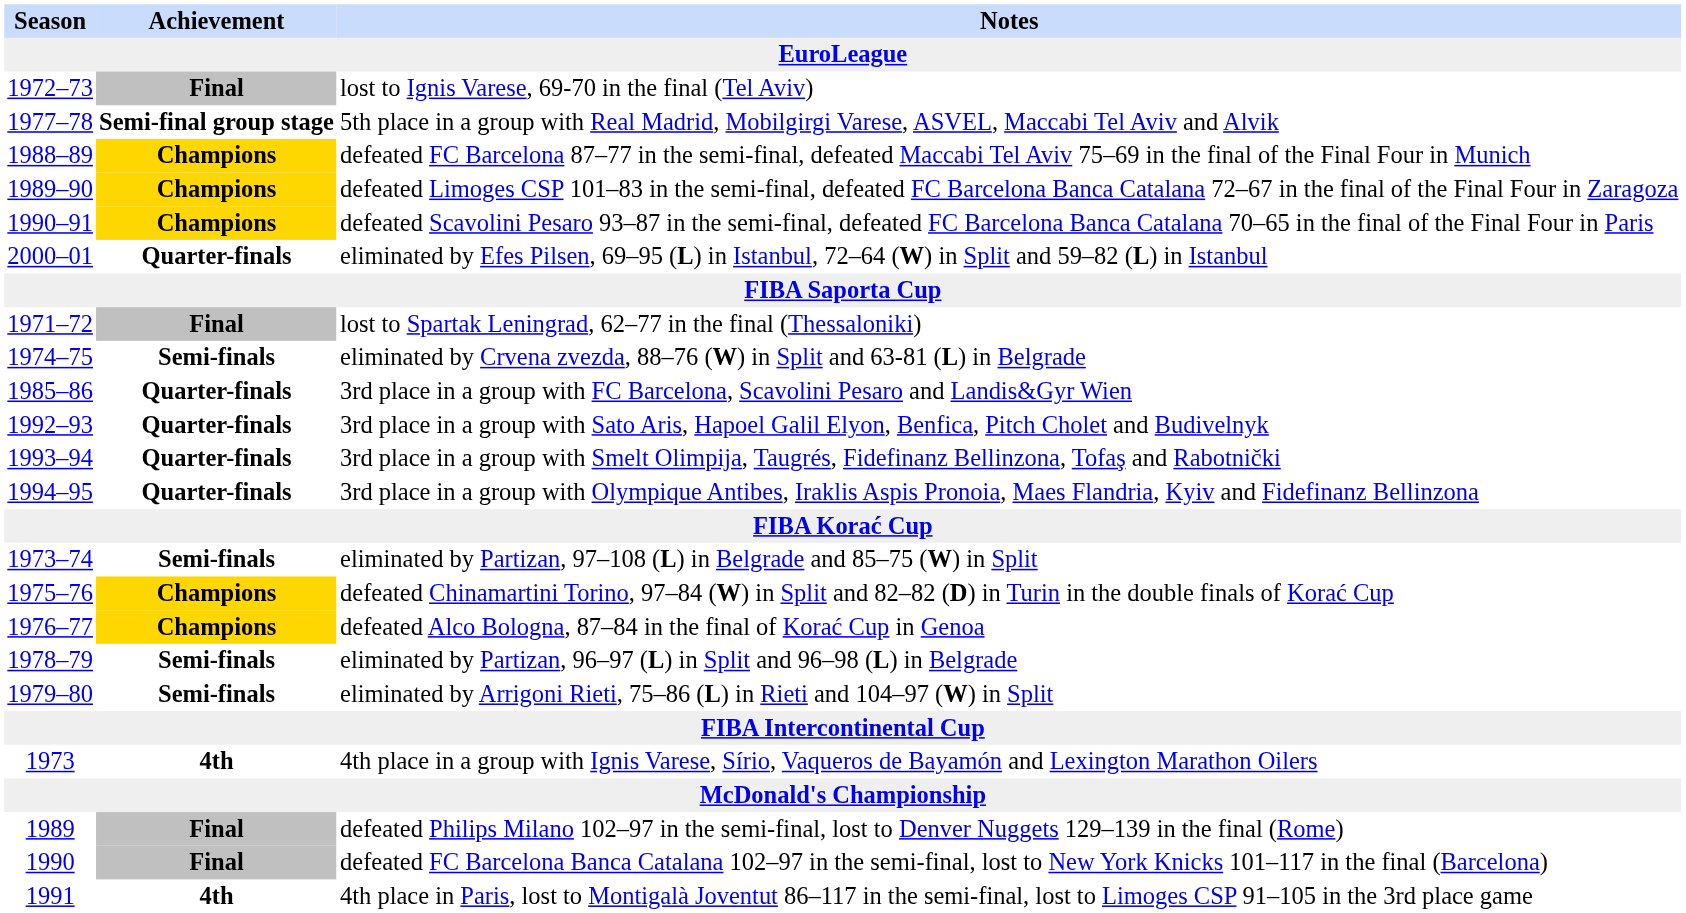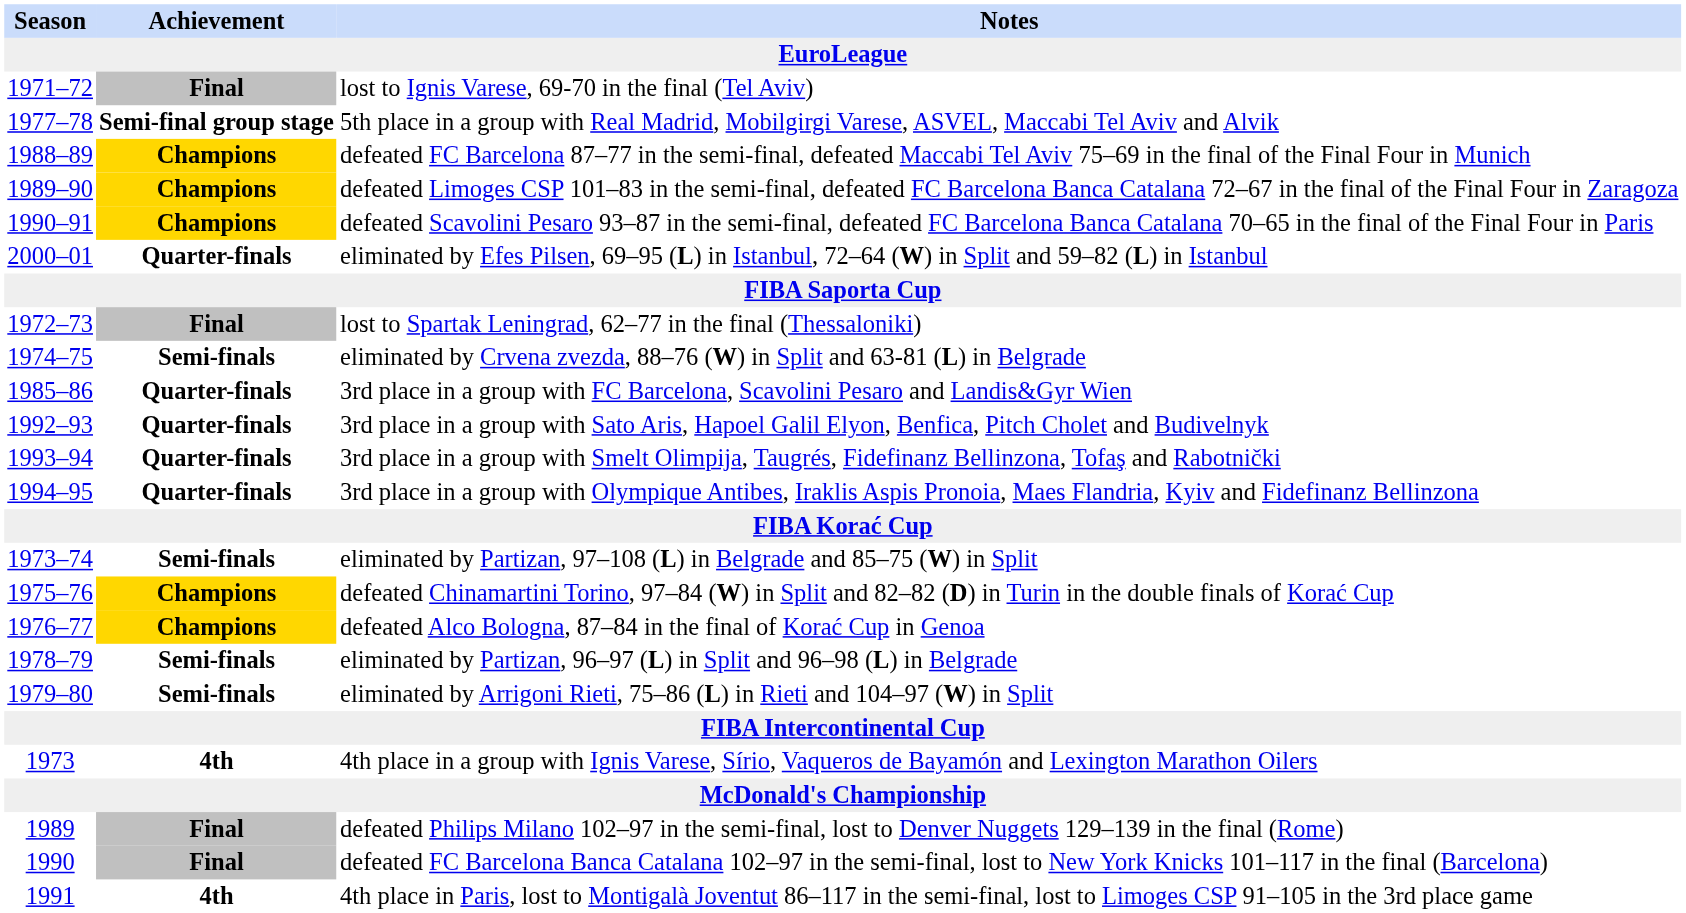(50, 88) 1972–73 -> (50, 88) 1971–72
(50, 323) 1971–72 -> (50, 323) 1972–73
